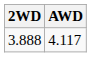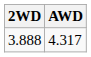(65, 39) 4.117 -> (65, 39) 4.317
